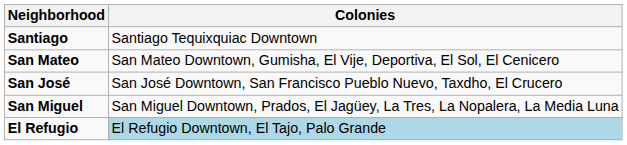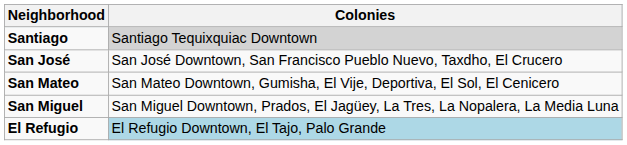(214, 38) no background -> (214, 38) lightgrey background
rows swapped: (39, 83) <-> (43, 60)
